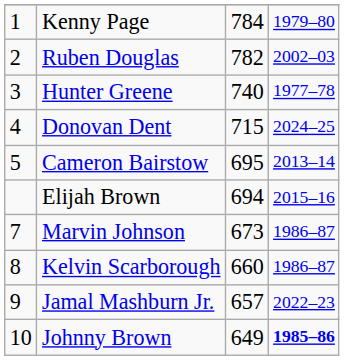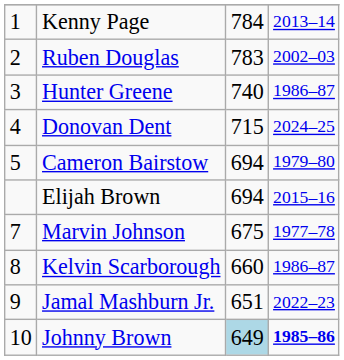(304, 22) 1979–80 -> (304, 22) 2013–14
(247, 57) 782 -> (247, 57) 783
(304, 92) 1977–78 -> (304, 92) 1986–87
(247, 162) 695 -> (247, 162) 694
(304, 162) 2013–14 -> (304, 162) 1979–80
(247, 232) 673 -> (247, 232) 675
(304, 232) 1986–87 -> (304, 232) 1977–78
(247, 302) 657 -> (247, 302) 651
(247, 337) no background -> (247, 337) lightblue background
